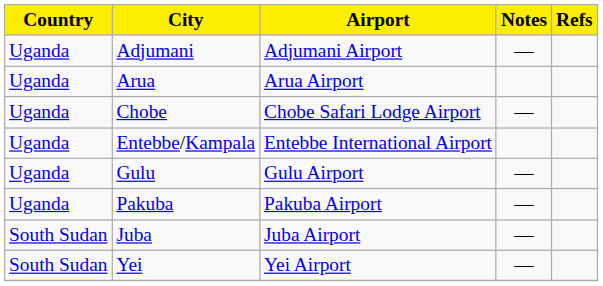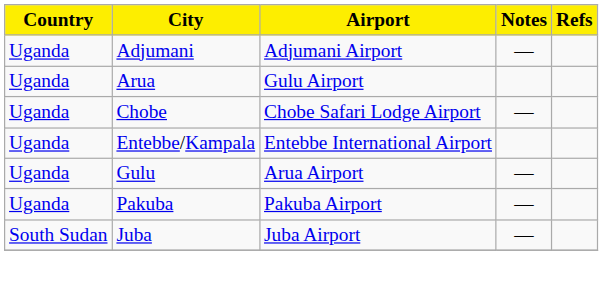(314, 81) Arua Airport -> (314, 81) Gulu Airport
(314, 173) Gulu Airport -> (314, 173) Arua Airport
- row: (129, 265)
